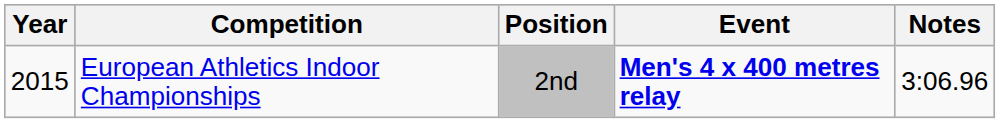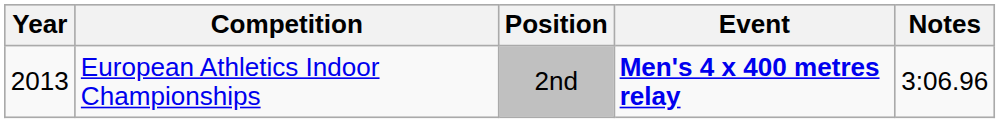(40, 81) 2015 -> (40, 81) 2013
